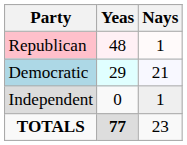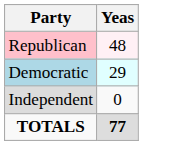- column: (160, 18)
